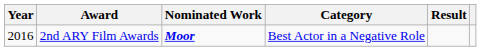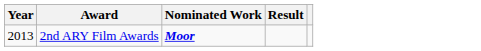- column: (346, 14)
(21, 35) 2016 -> (21, 35) 2013
